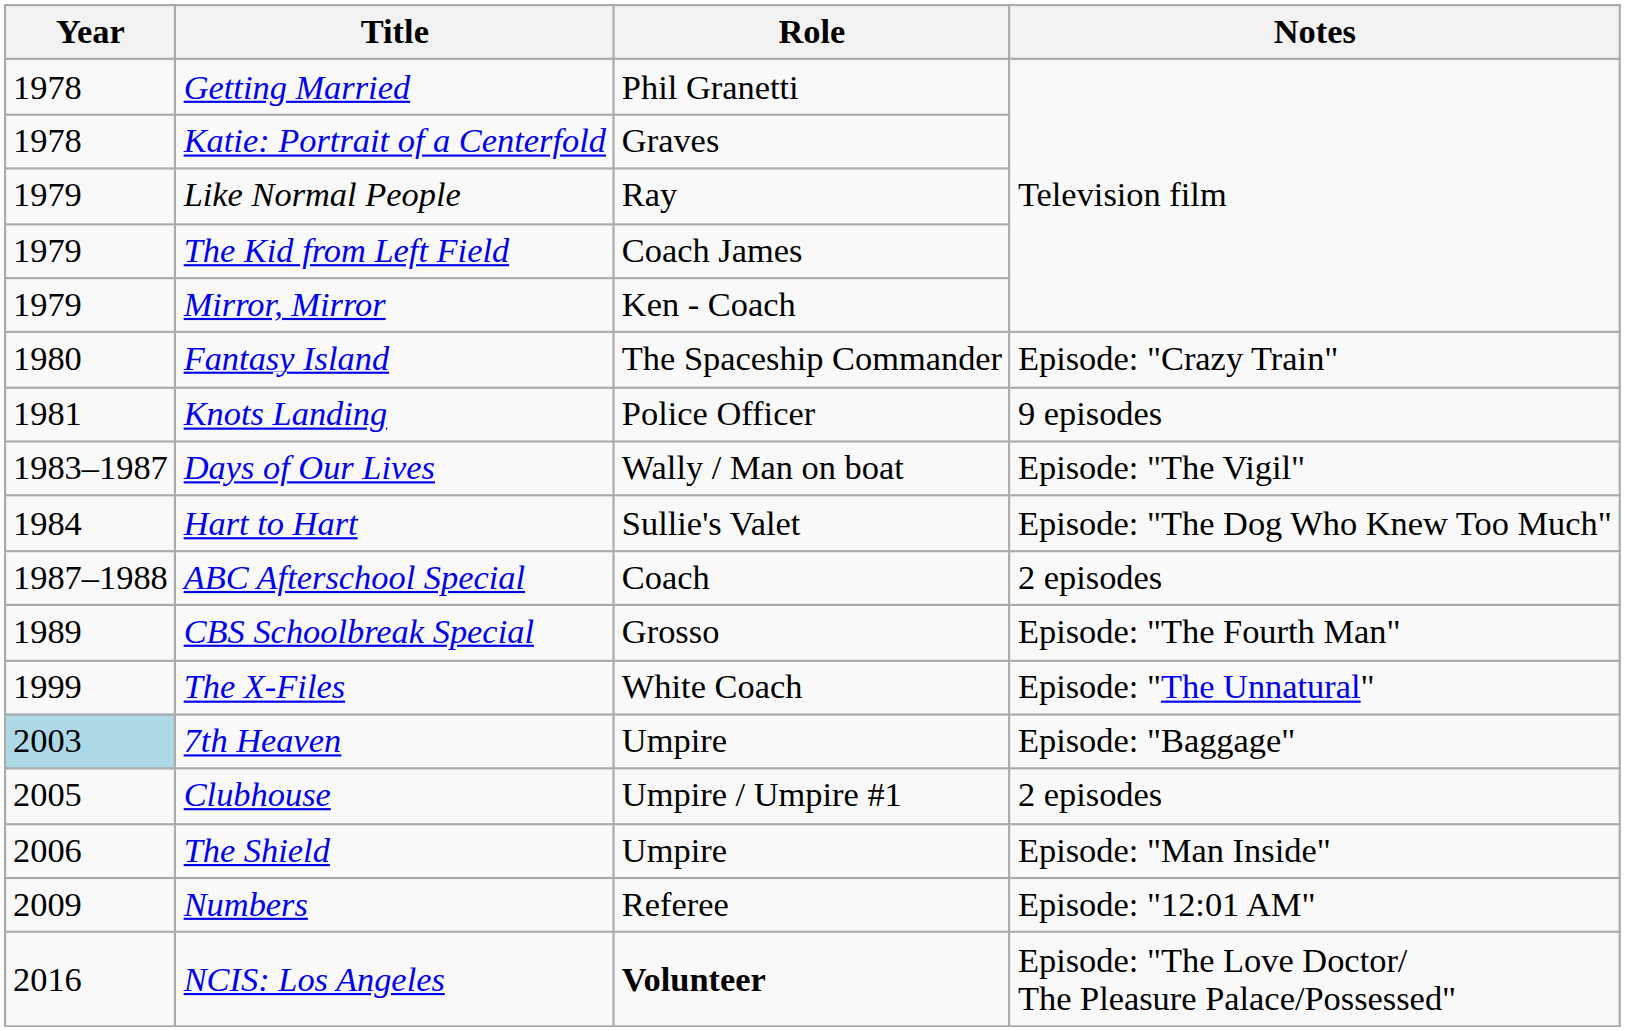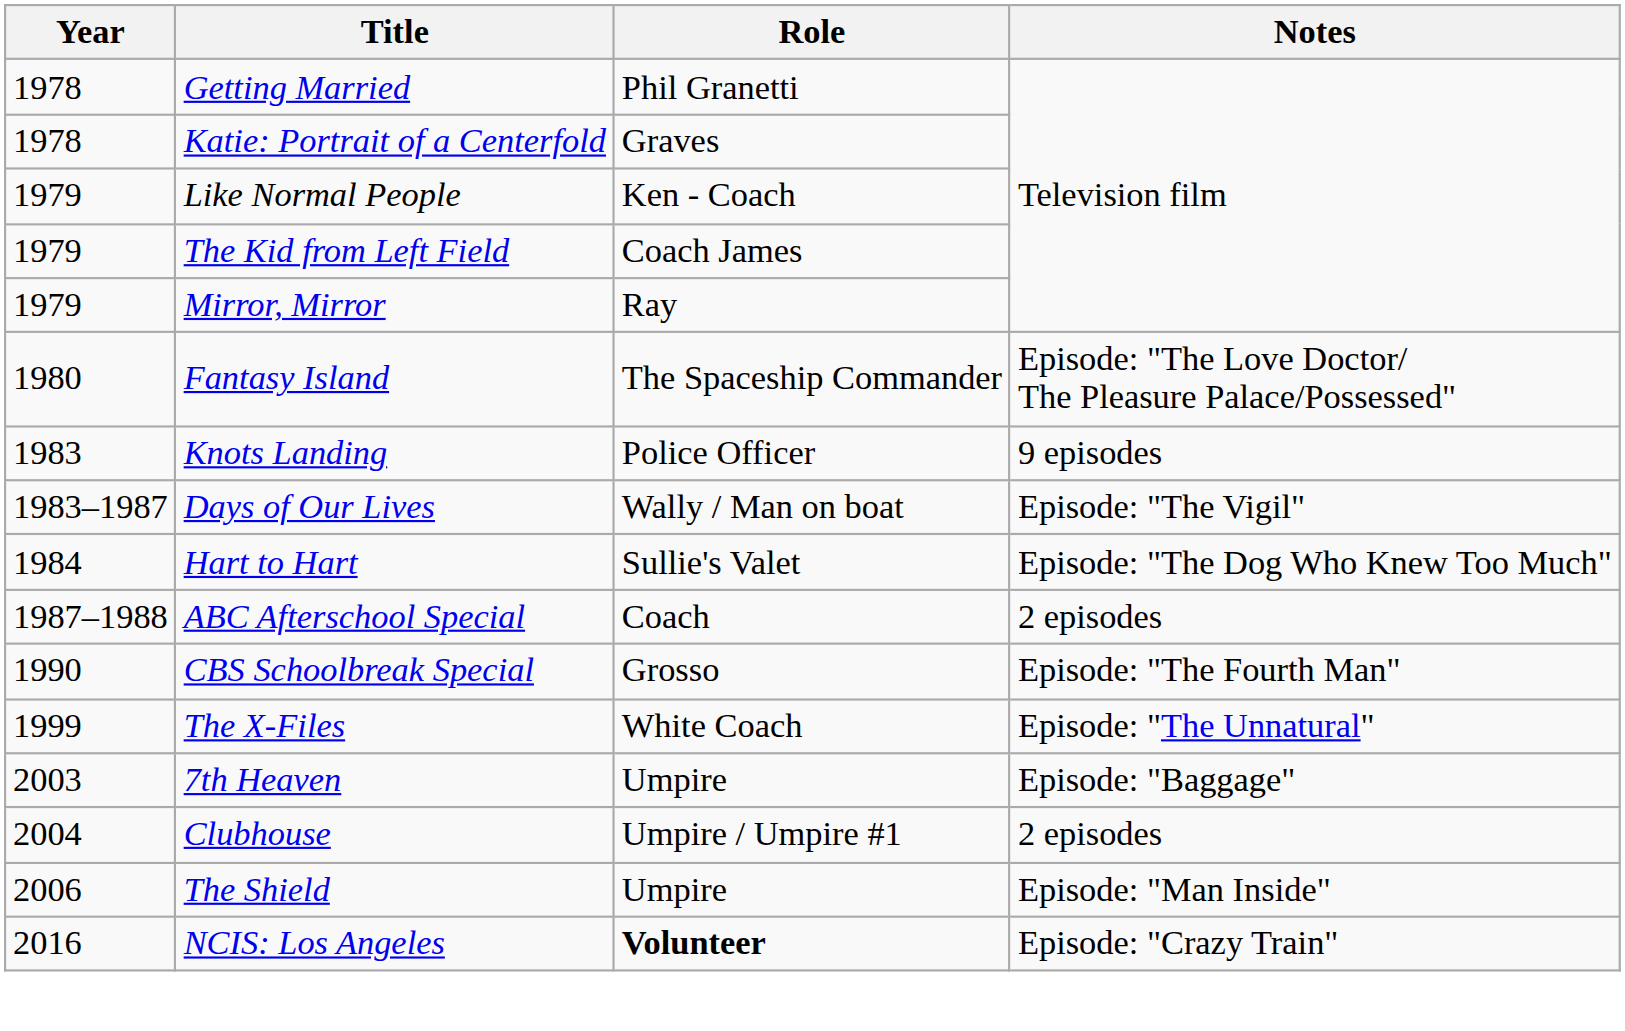(650, 195) Ray -> (709, 195) Ken - Coach
(709, 304) Ken - Coach -> (650, 304) Ray
(1178, 359) Episode: "Crazy Train" -> (1237, 378) Episode: "The Love Doctor/ The Pleasure Palace/Possessed"
(47, 413) 1981 -> (47, 452) 1983
(47, 631) 1989 -> (47, 670) 1990
(47, 741) lightblue background -> (47, 779) no background
(47, 795) 2005 -> (47, 834) 2004
- row: (246, 904)
(1237, 978) Episode: "The Love Doctor/ The Pleasure Palace/Possessed" -> (1178, 943) Episode: "Crazy Train"
